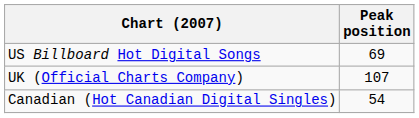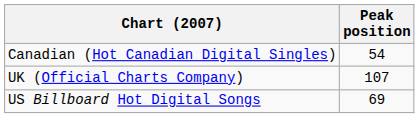rows swapped: (172, 101) <-> (134, 55)
